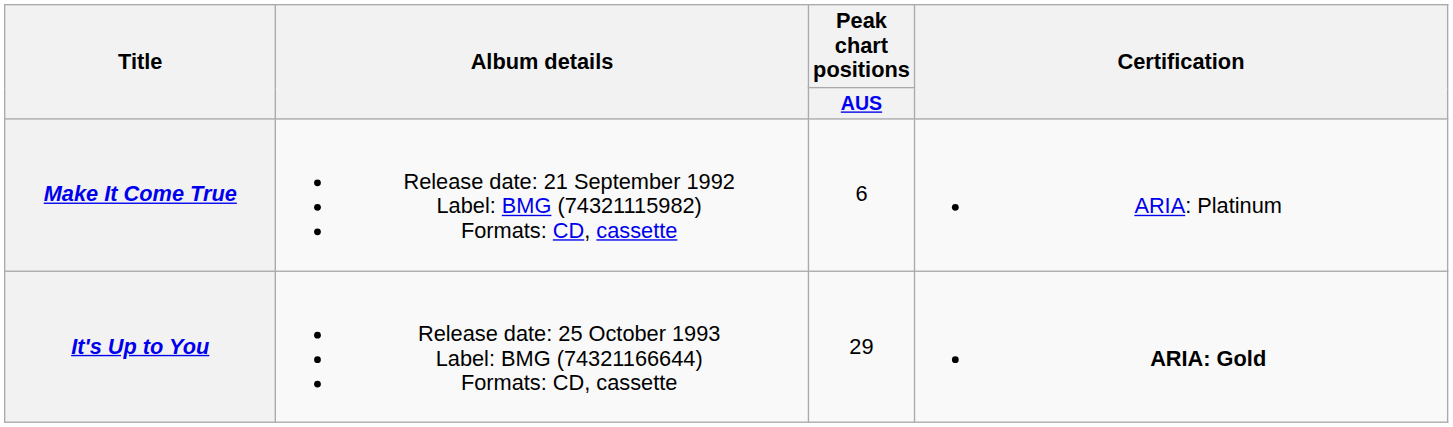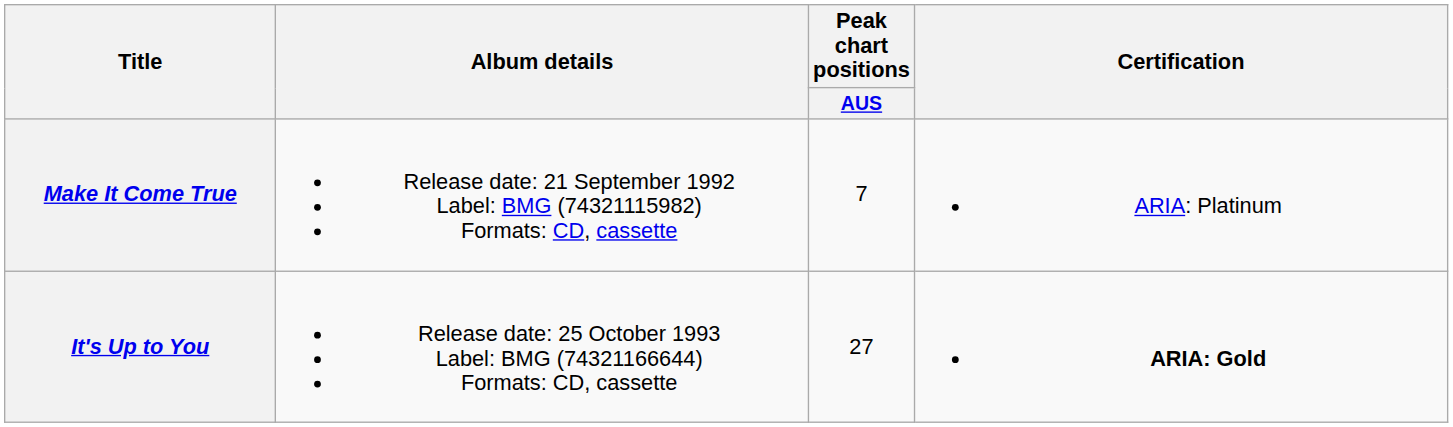(861, 194) 6 -> (861, 194) 7
(861, 346) 29 -> (861, 346) 27
